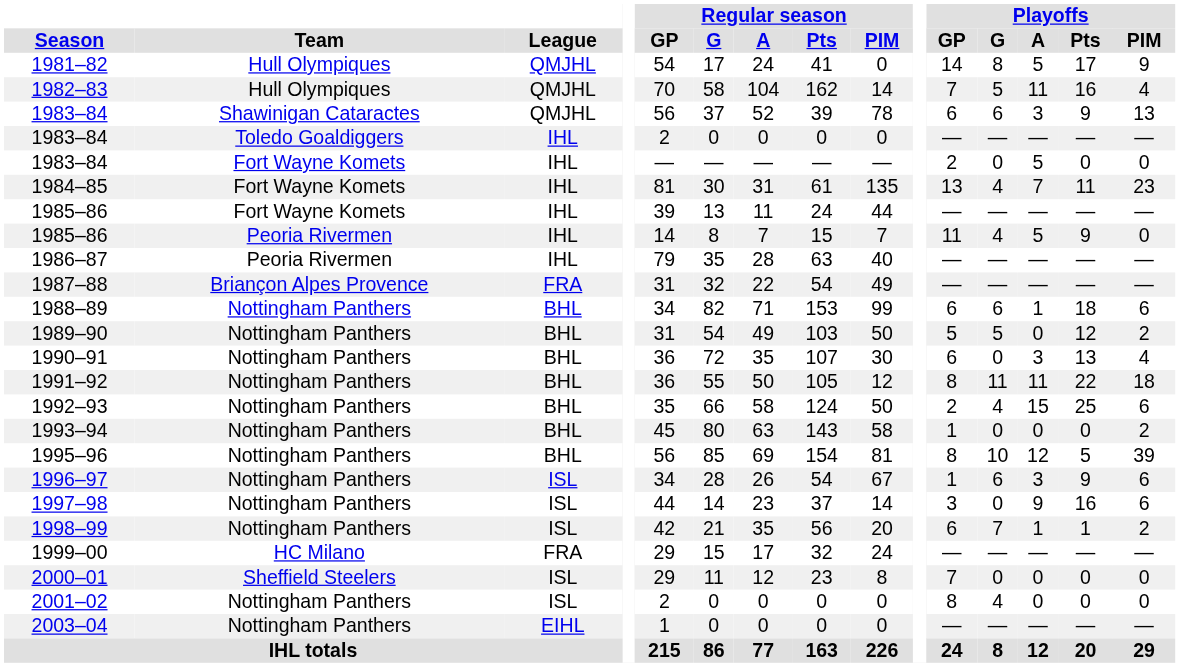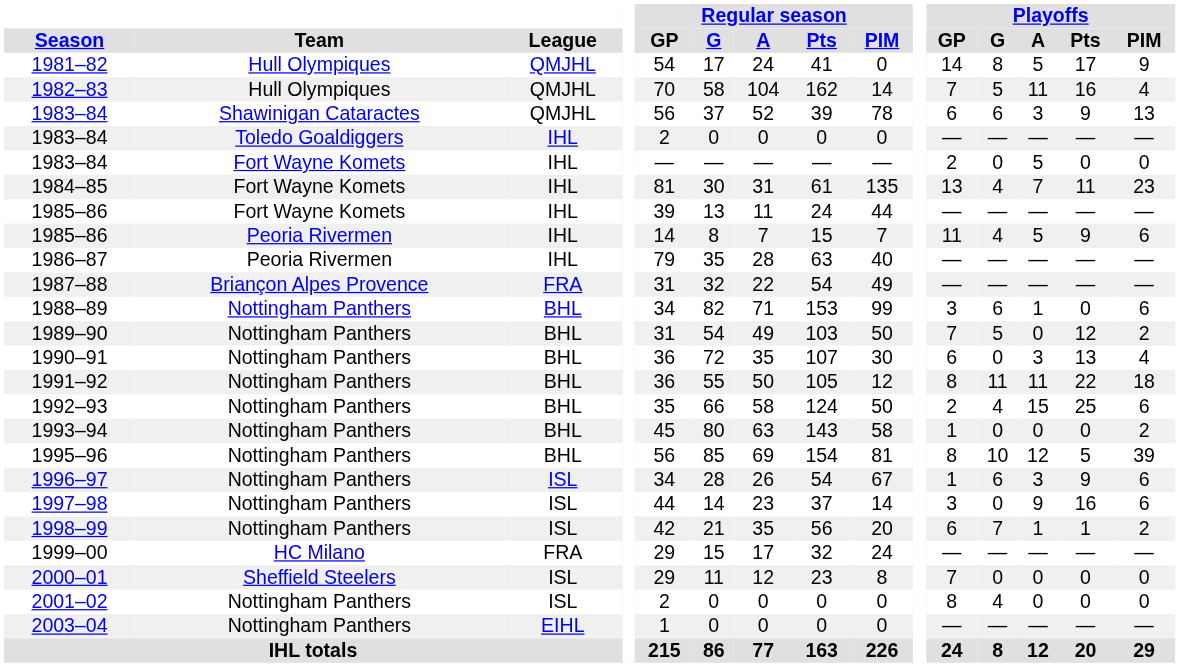(1144, 235) 0 -> (1144, 235) 6
(952, 308) 6 -> (952, 308) 3
(1086, 308) 18 -> (1086, 308) 0
(952, 333) 5 -> (952, 333) 7
